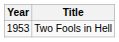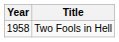(18, 28) 1953 -> (18, 28) 1958
